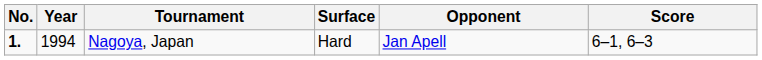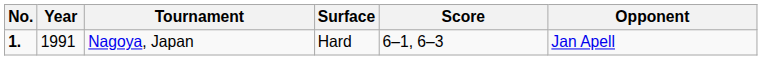columns swapped: (484, 16) <-> (673, 16)
(58, 42) 1994 -> (58, 42) 1991
